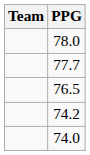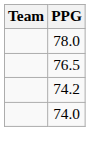- row: (67, 65)
